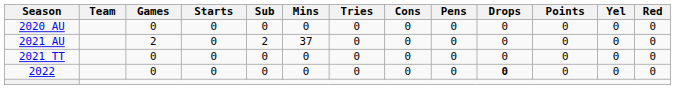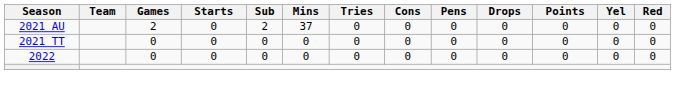- row: (42, 27)
(505, 72) bold -> (505, 57) normal
